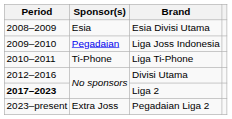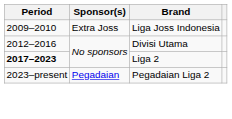- row: (171, 28)
(96, 43) Pegadaian -> (95, 28) Extra Joss
- row: (163, 59)
(95, 106) Extra Joss -> (96, 75) Pegadaian
